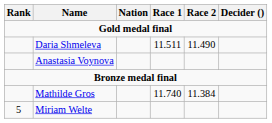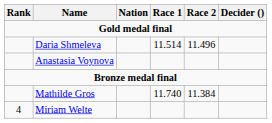(167, 45) 11.511 -> (167, 45) 11.514
(201, 45) 11.490 -> (201, 45) 11.496
(19, 110) 5 -> (19, 110) 4
